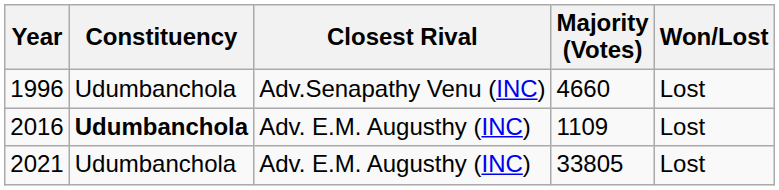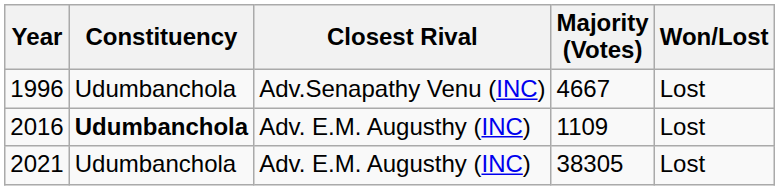(583, 88) 4660 -> (583, 88) 4667
(590, 164) 33805 -> (590, 164) 38305
